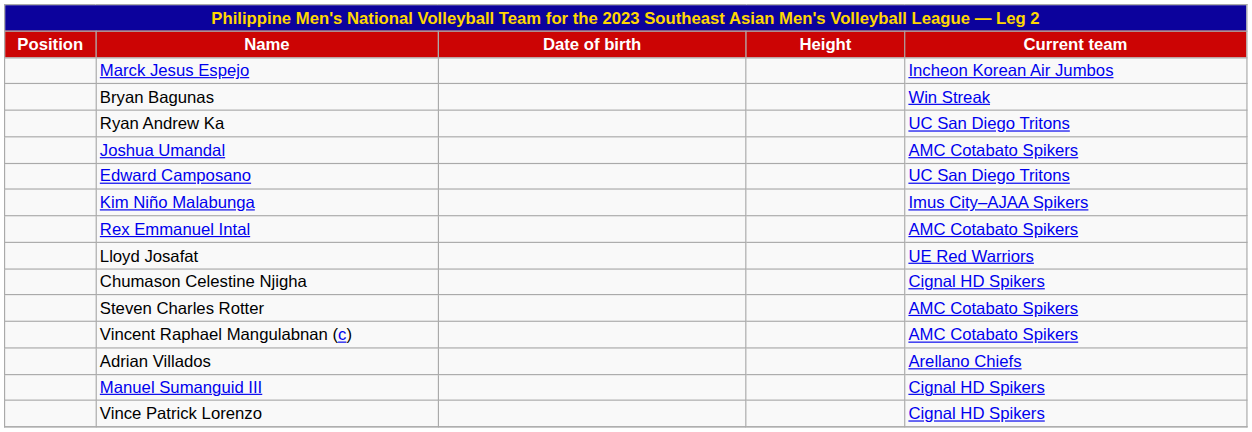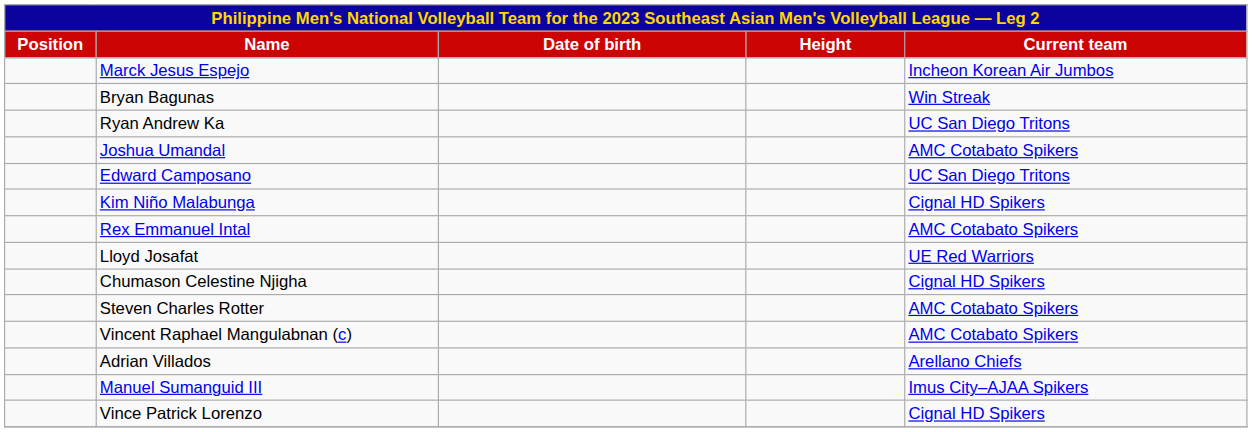(998, 203) Imus City–AJAA Spikers -> (977, 203) Cignal HD Spikers
(977, 388) Cignal HD Spikers -> (998, 388) Imus City–AJAA Spikers
